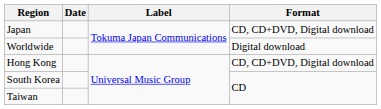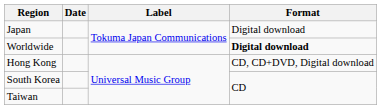(303, 29) CD, CD+DVD, Digital download -> (268, 29) Digital download
(268, 46) normal -> (270, 46) bold
